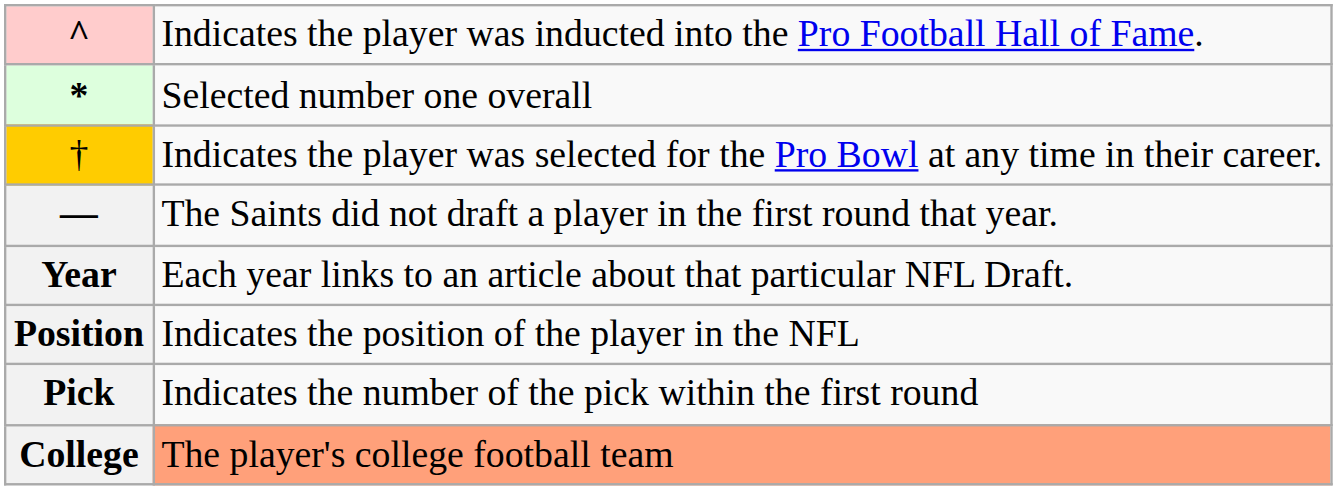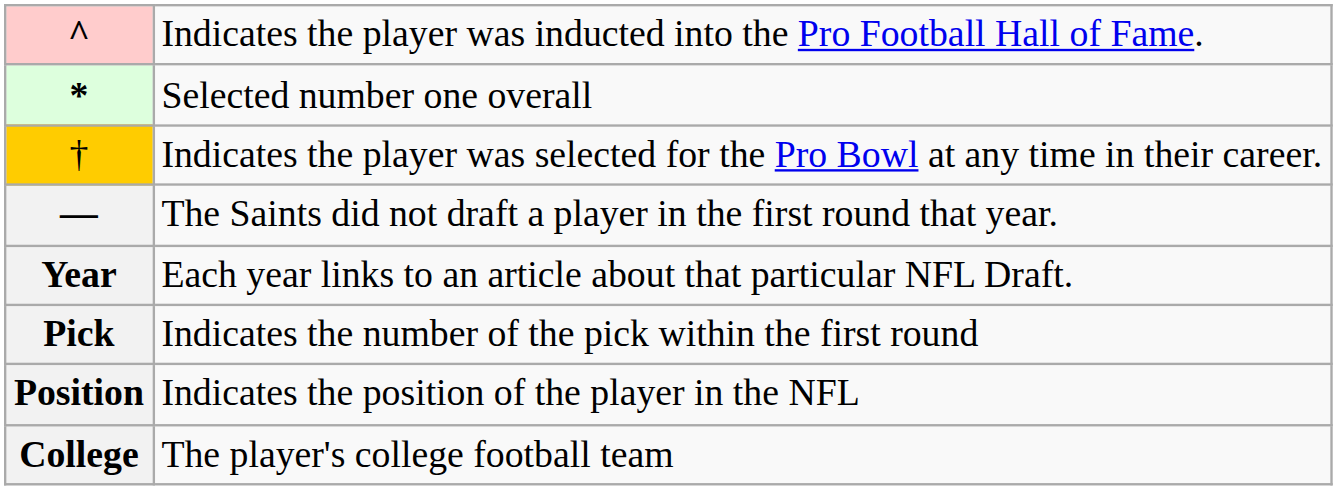rows swapped: (79, 393) <-> (79, 333)
(417, 453) lightsalmon background -> (417, 453) no background
